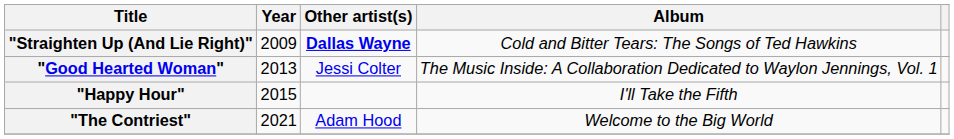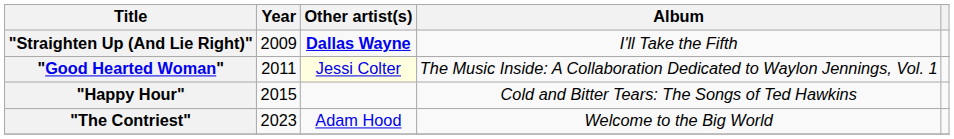(679, 43) Cold and Bitter Tears: The Songs of Ted Hawkins -> (679, 43) I'll Take the Fifth
(279, 69) 2013 -> (279, 69) 2011
(358, 69) no background -> (358, 69) lightyellow background
(679, 95) I'll Take the Fifth -> (679, 95) Cold and Bitter Tears: The Songs of Ted Hawkins
(279, 120) 2021 -> (279, 120) 2023
